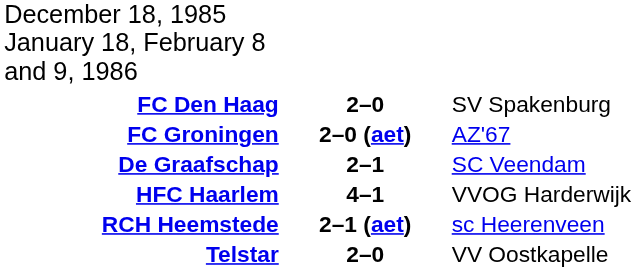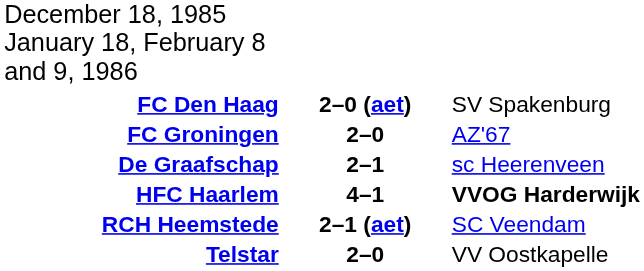(365, 104) 2–0 -> (365, 104) 2–0 (aet)
(365, 134) 2–0 (aet) -> (365, 134) 2–0
(519, 164) SC Veendam -> (528, 164) sc Heerenveen
(541, 194) normal -> (546, 194) bold
(528, 224) sc Heerenveen -> (519, 224) SC Veendam
